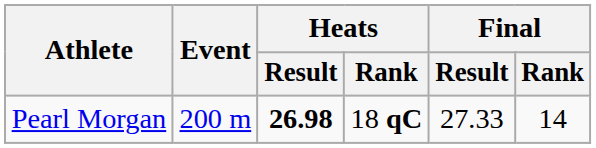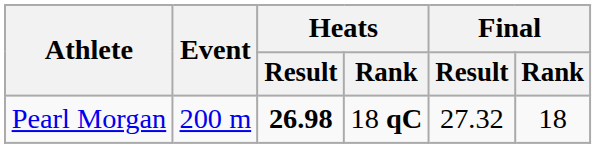(472, 119) 27.33 -> (472, 119) 27.32
(553, 119) 14 -> (553, 119) 18
